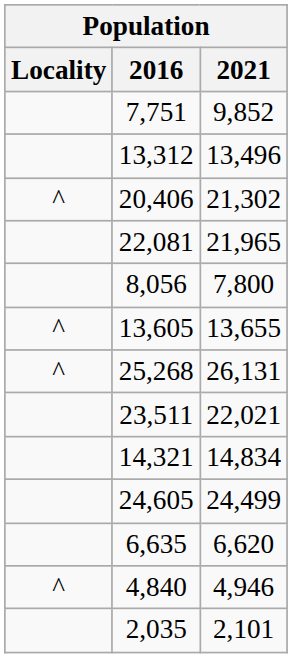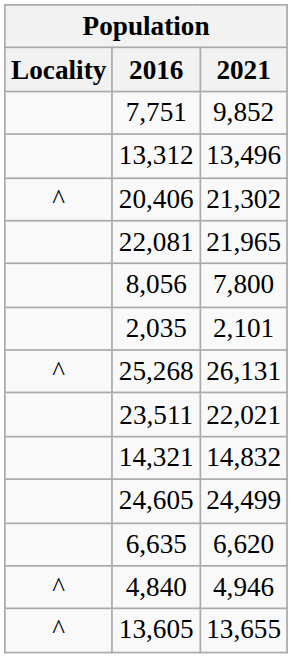rows swapped: (156, 629) <-> (156, 328)
(244, 457) 14,834 -> (244, 457) 14,832
